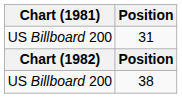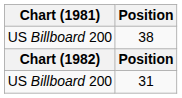rows swapped: (146, 81) <-> (146, 37)
